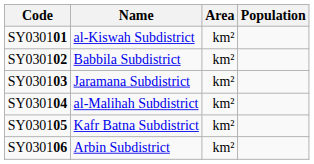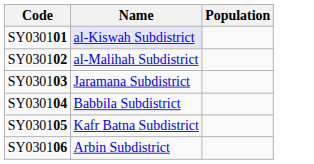- column: (220, 15)
(134, 37) no background -> (134, 37) lavender background
(127, 59) Babbila Subdistrict -> (136, 59) al-Malihah Subdistrict
(136, 103) al-Malihah Subdistrict -> (127, 103) Babbila Subdistrict
